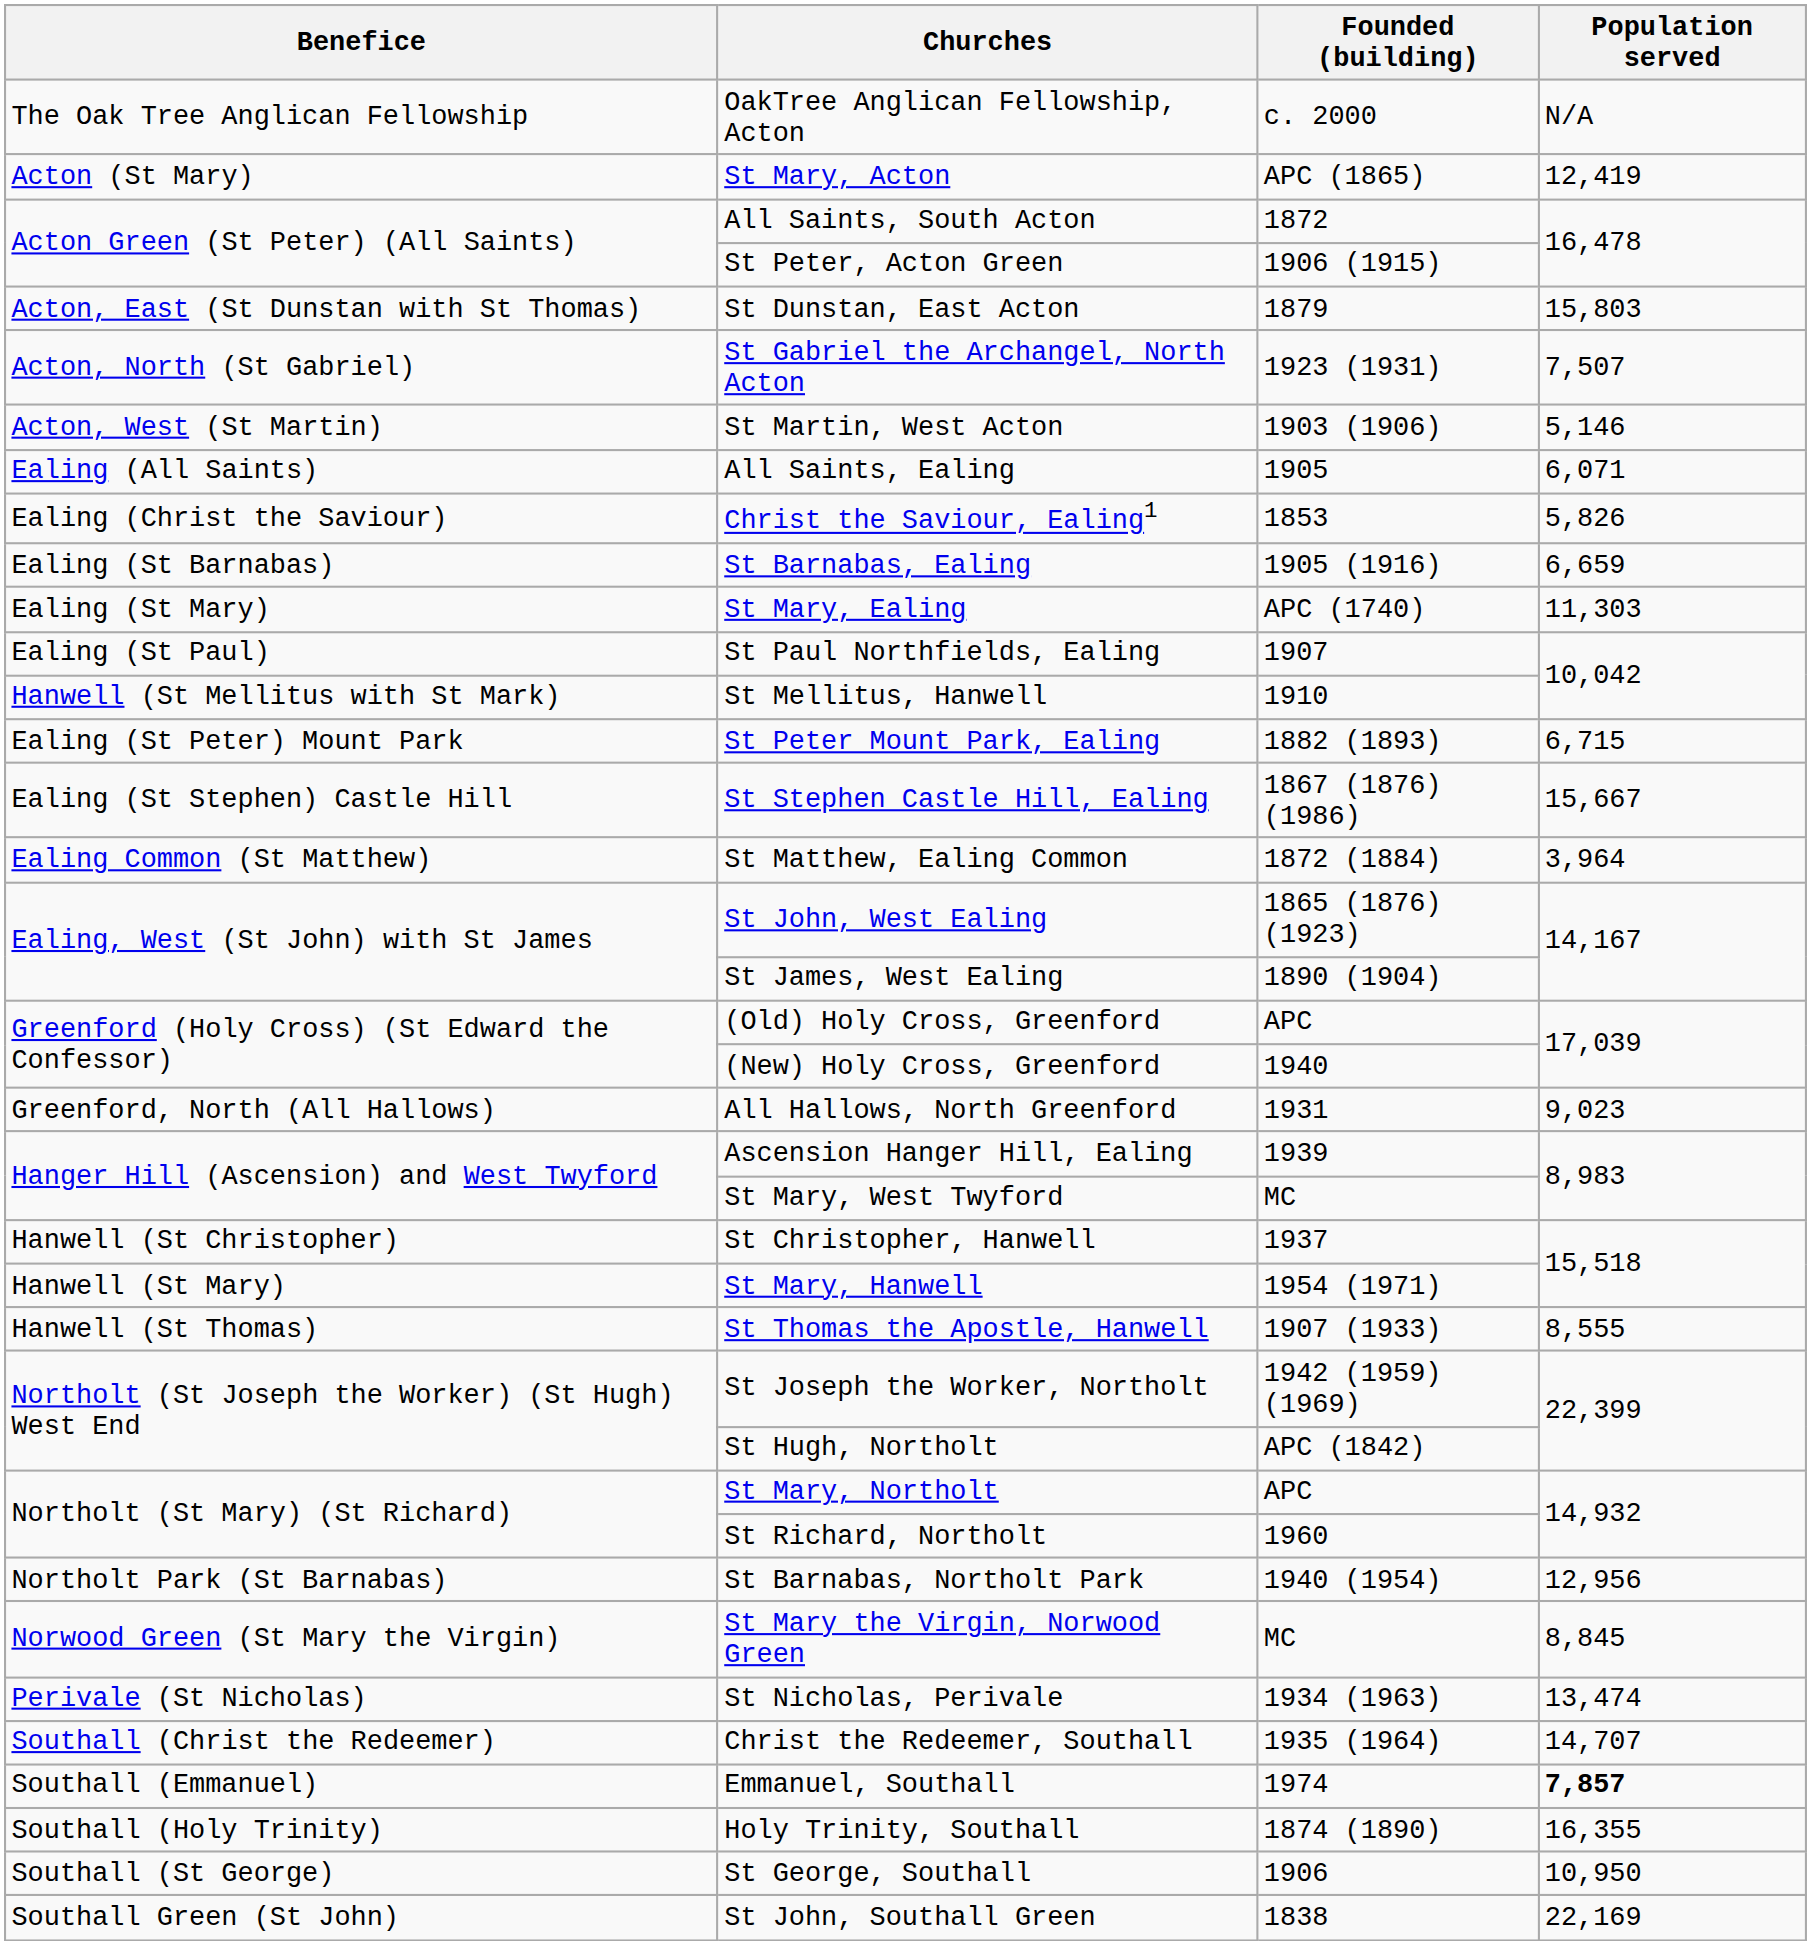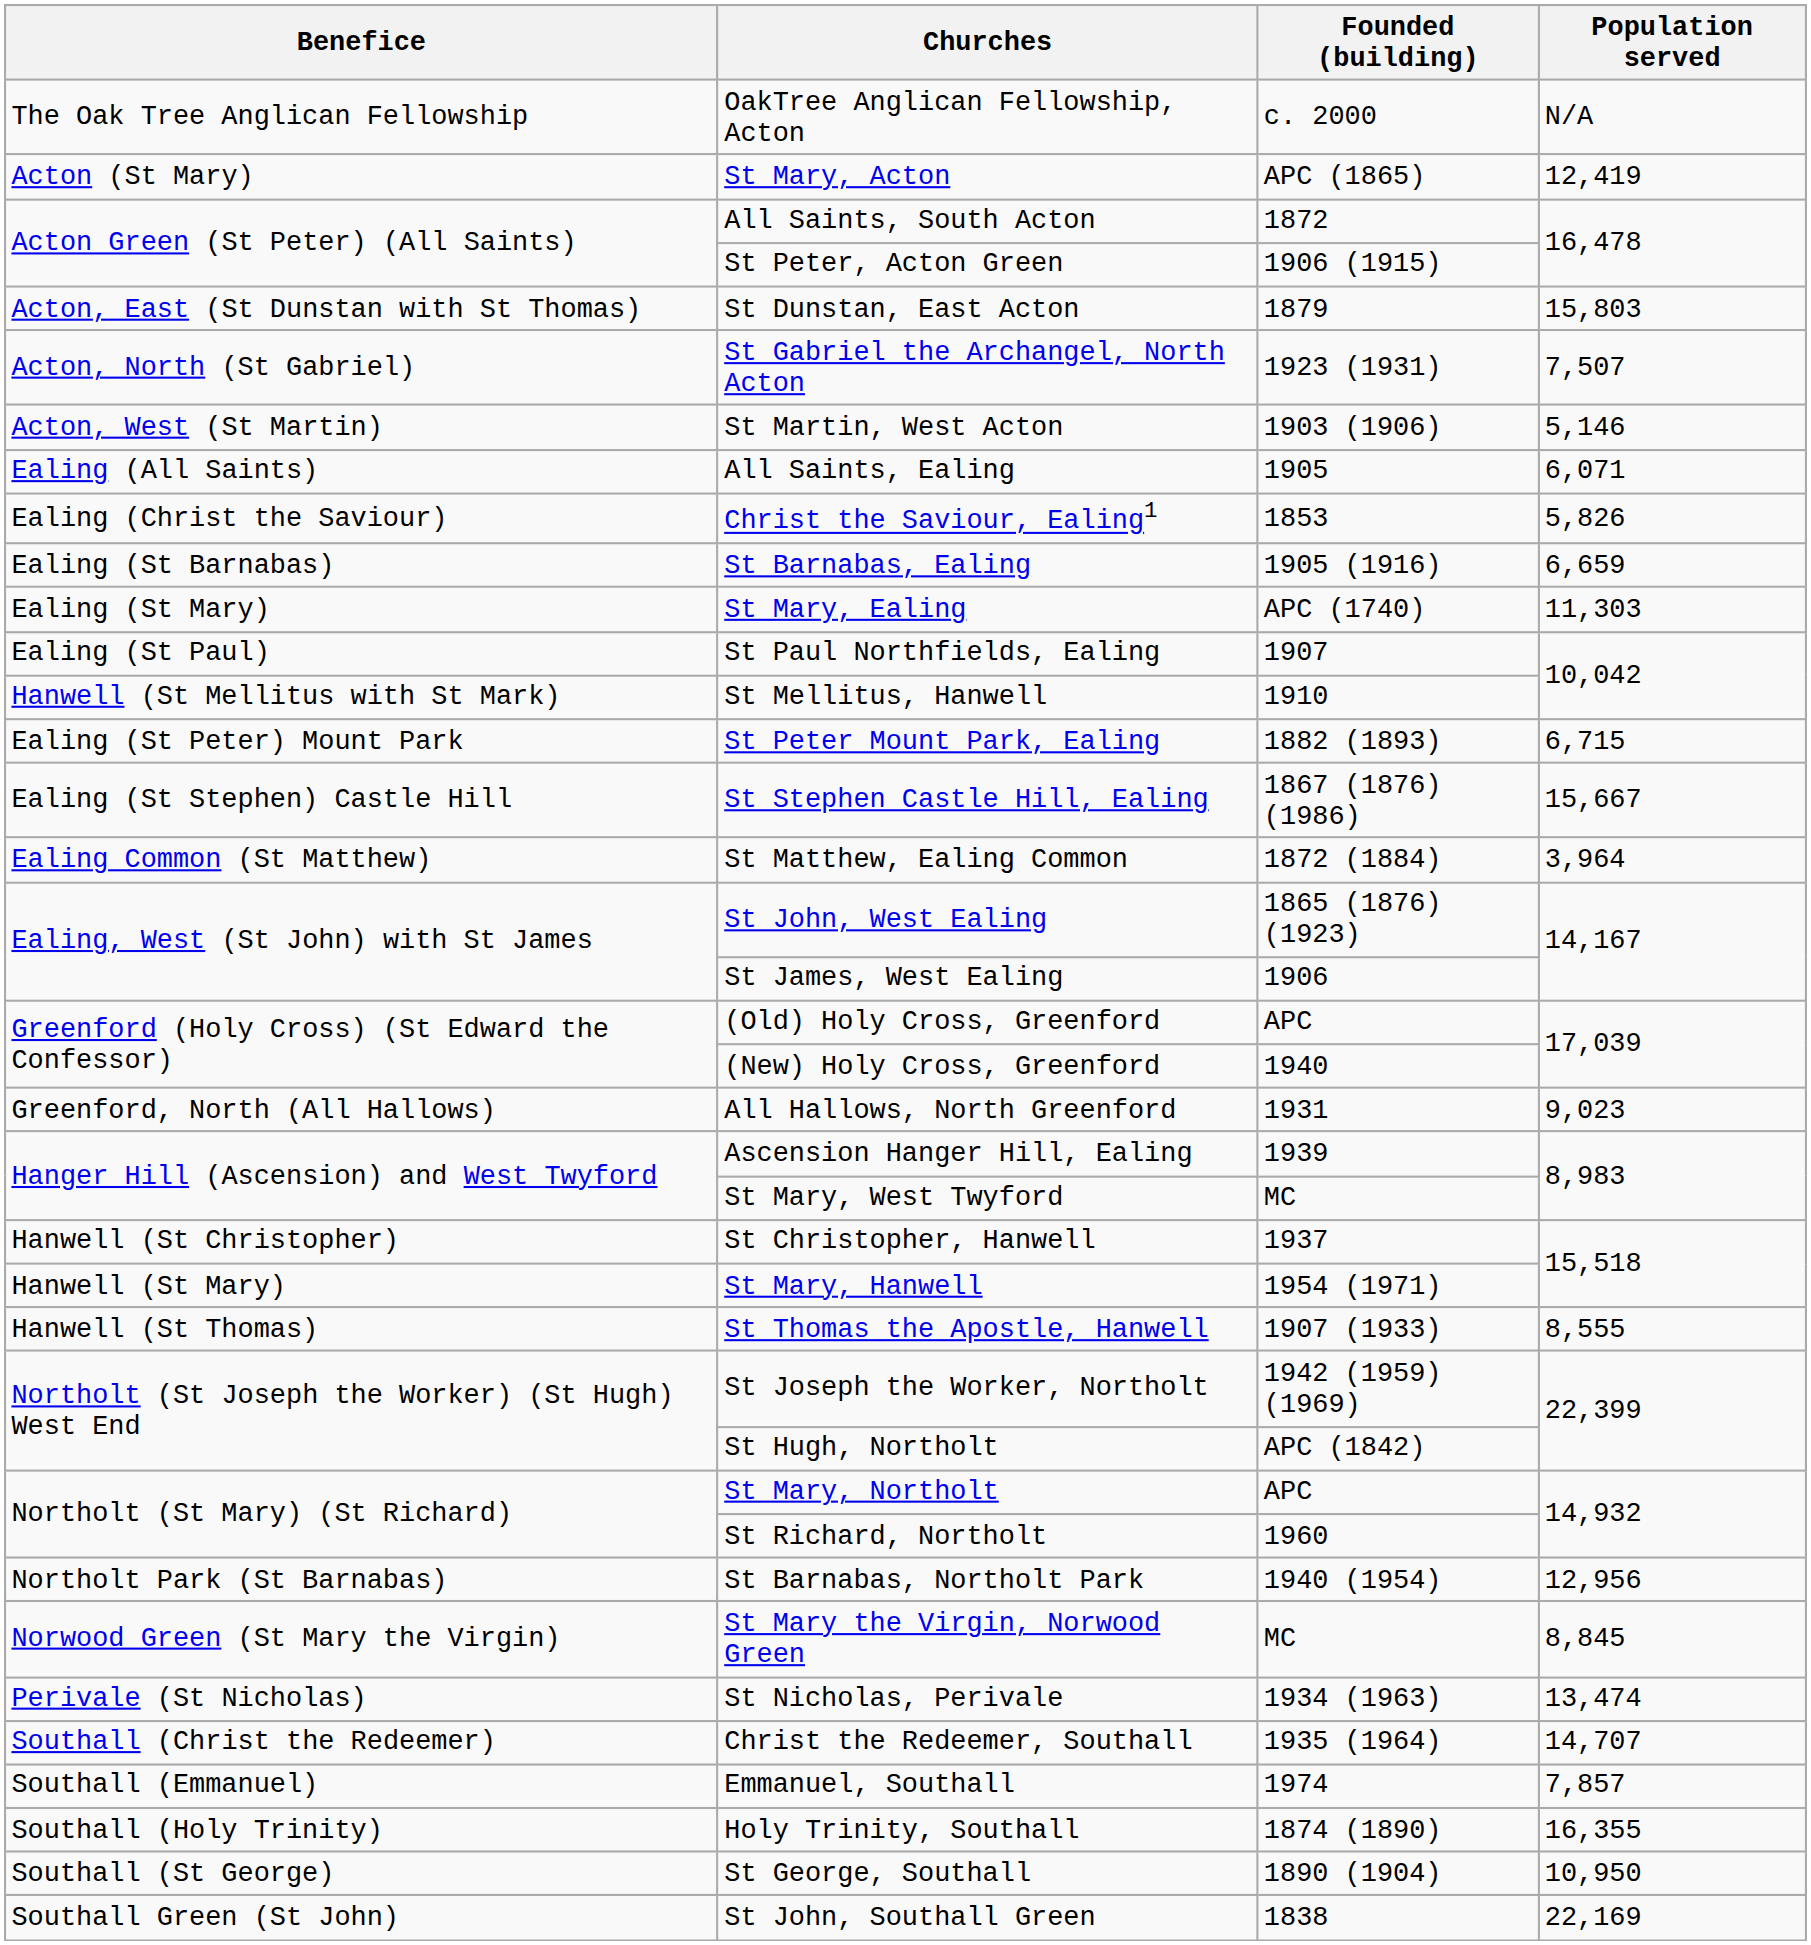(1353, 979) 1890 (1904) -> (1296, 979) 1906
(1585, 1786) bold -> (1585, 1786) normal
(1296, 1874) 1906 -> (1353, 1874) 1890 (1904)
